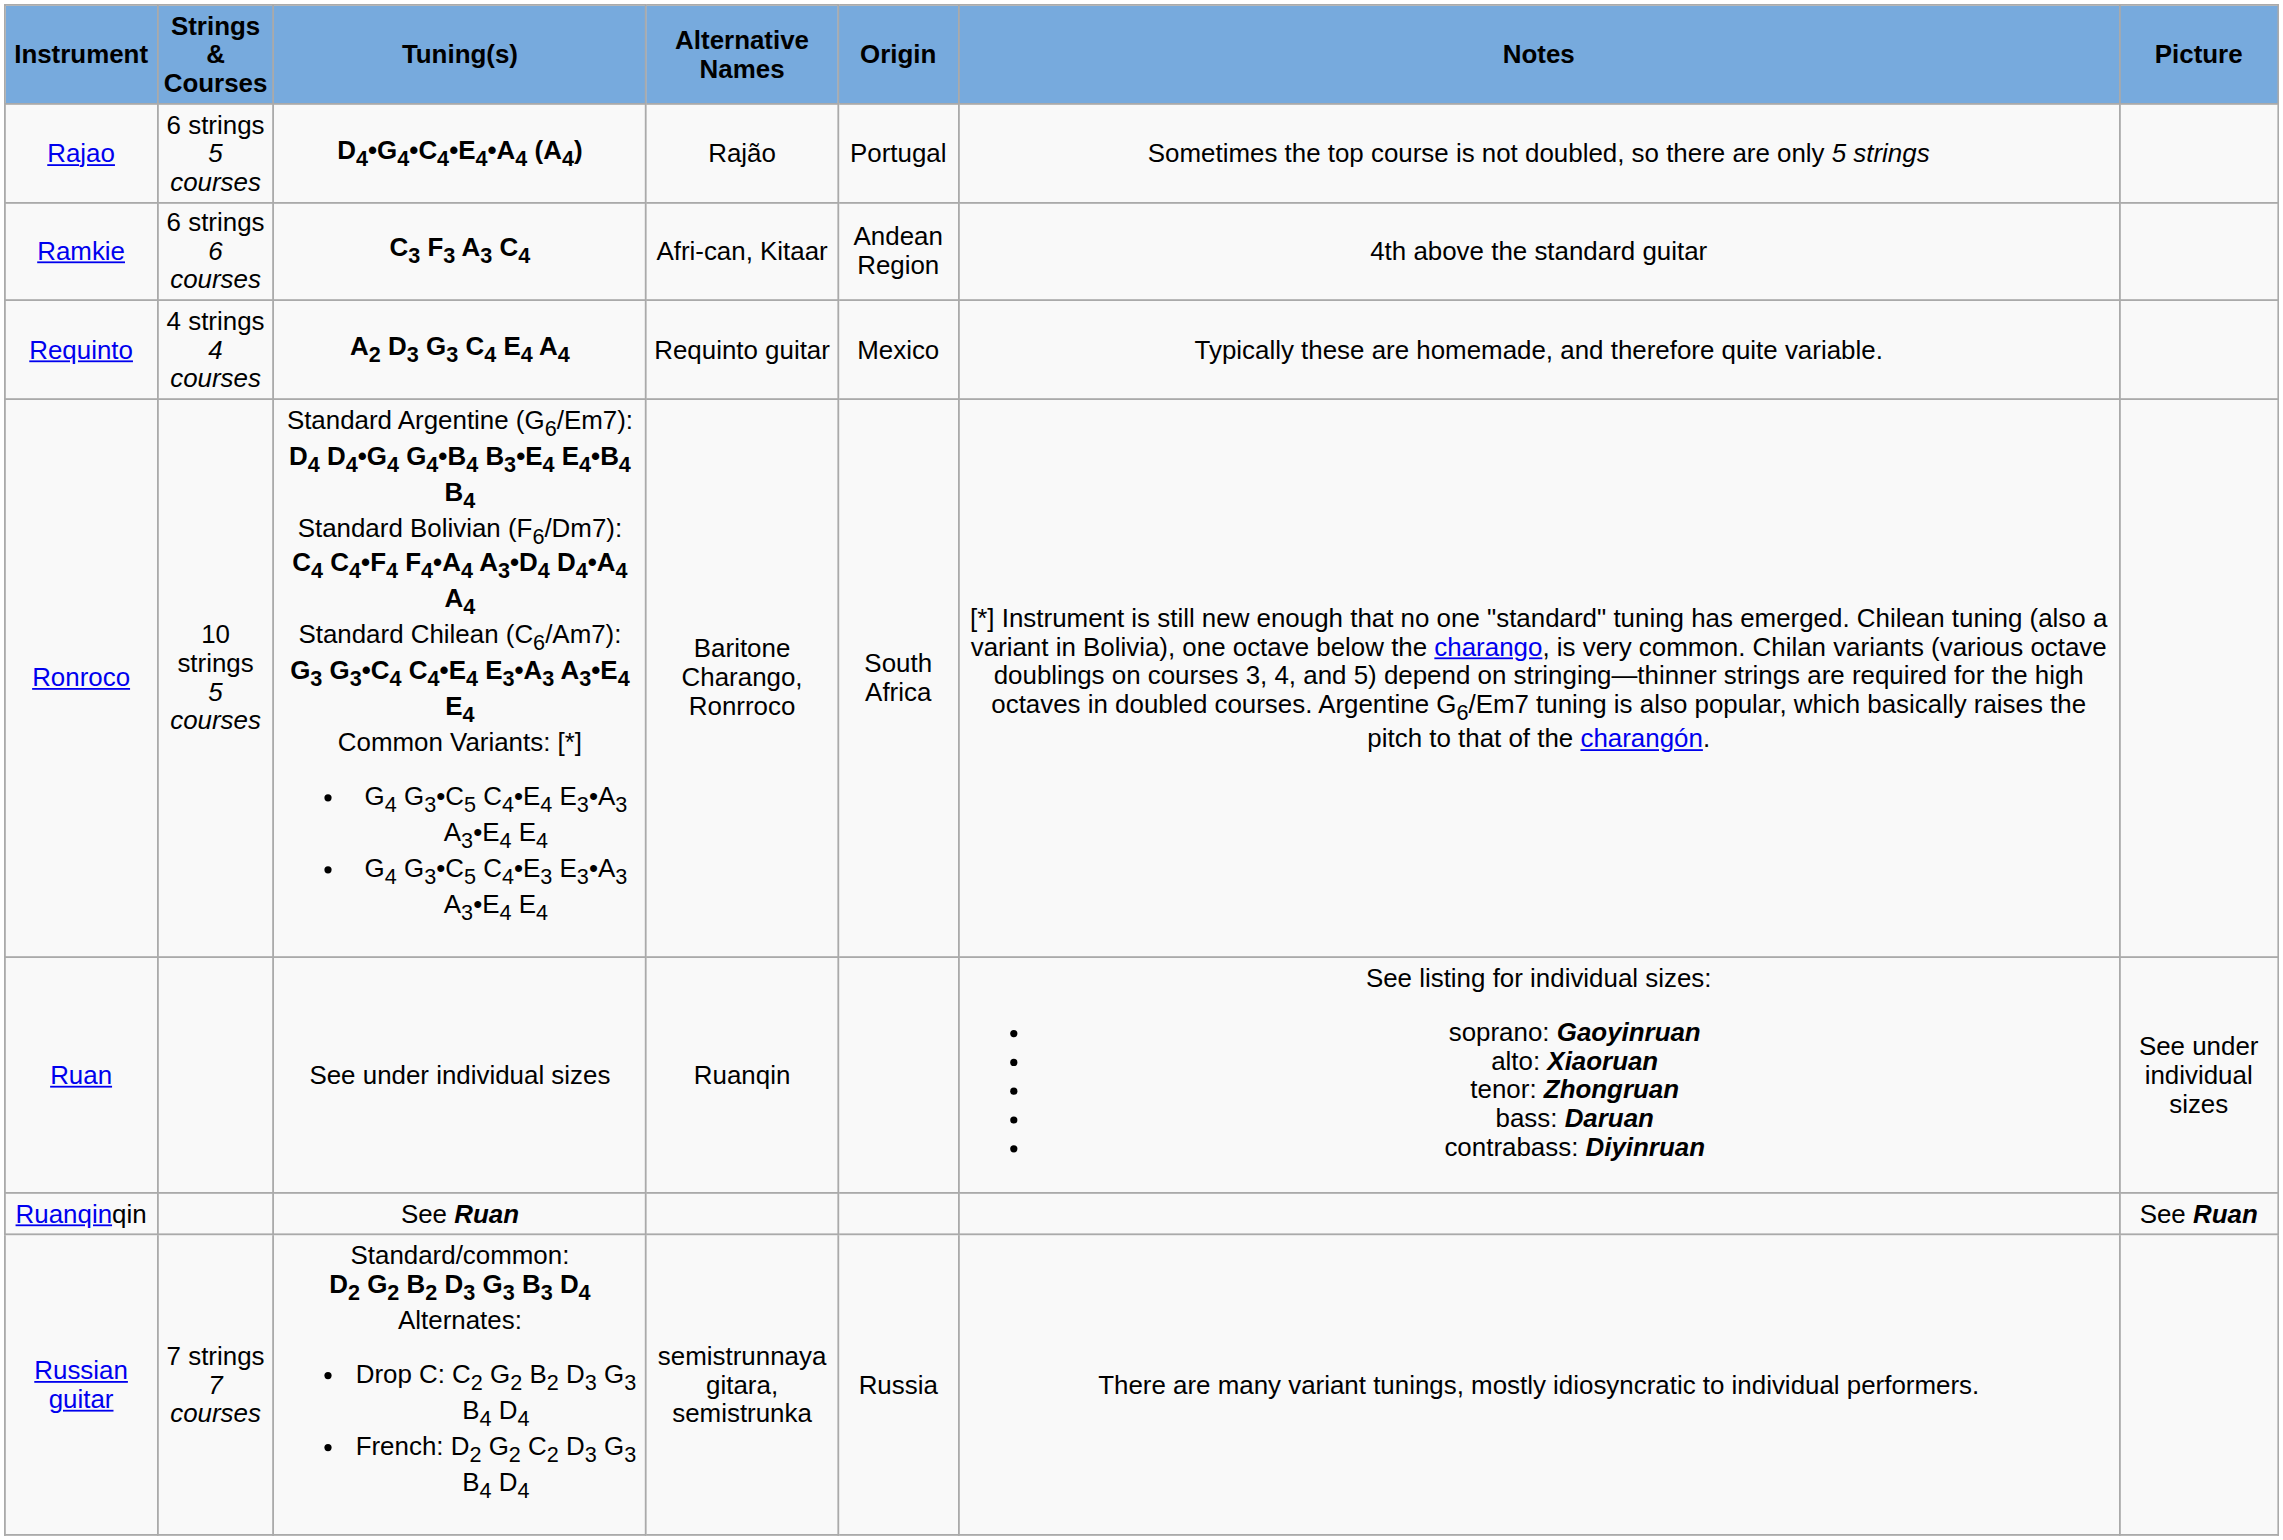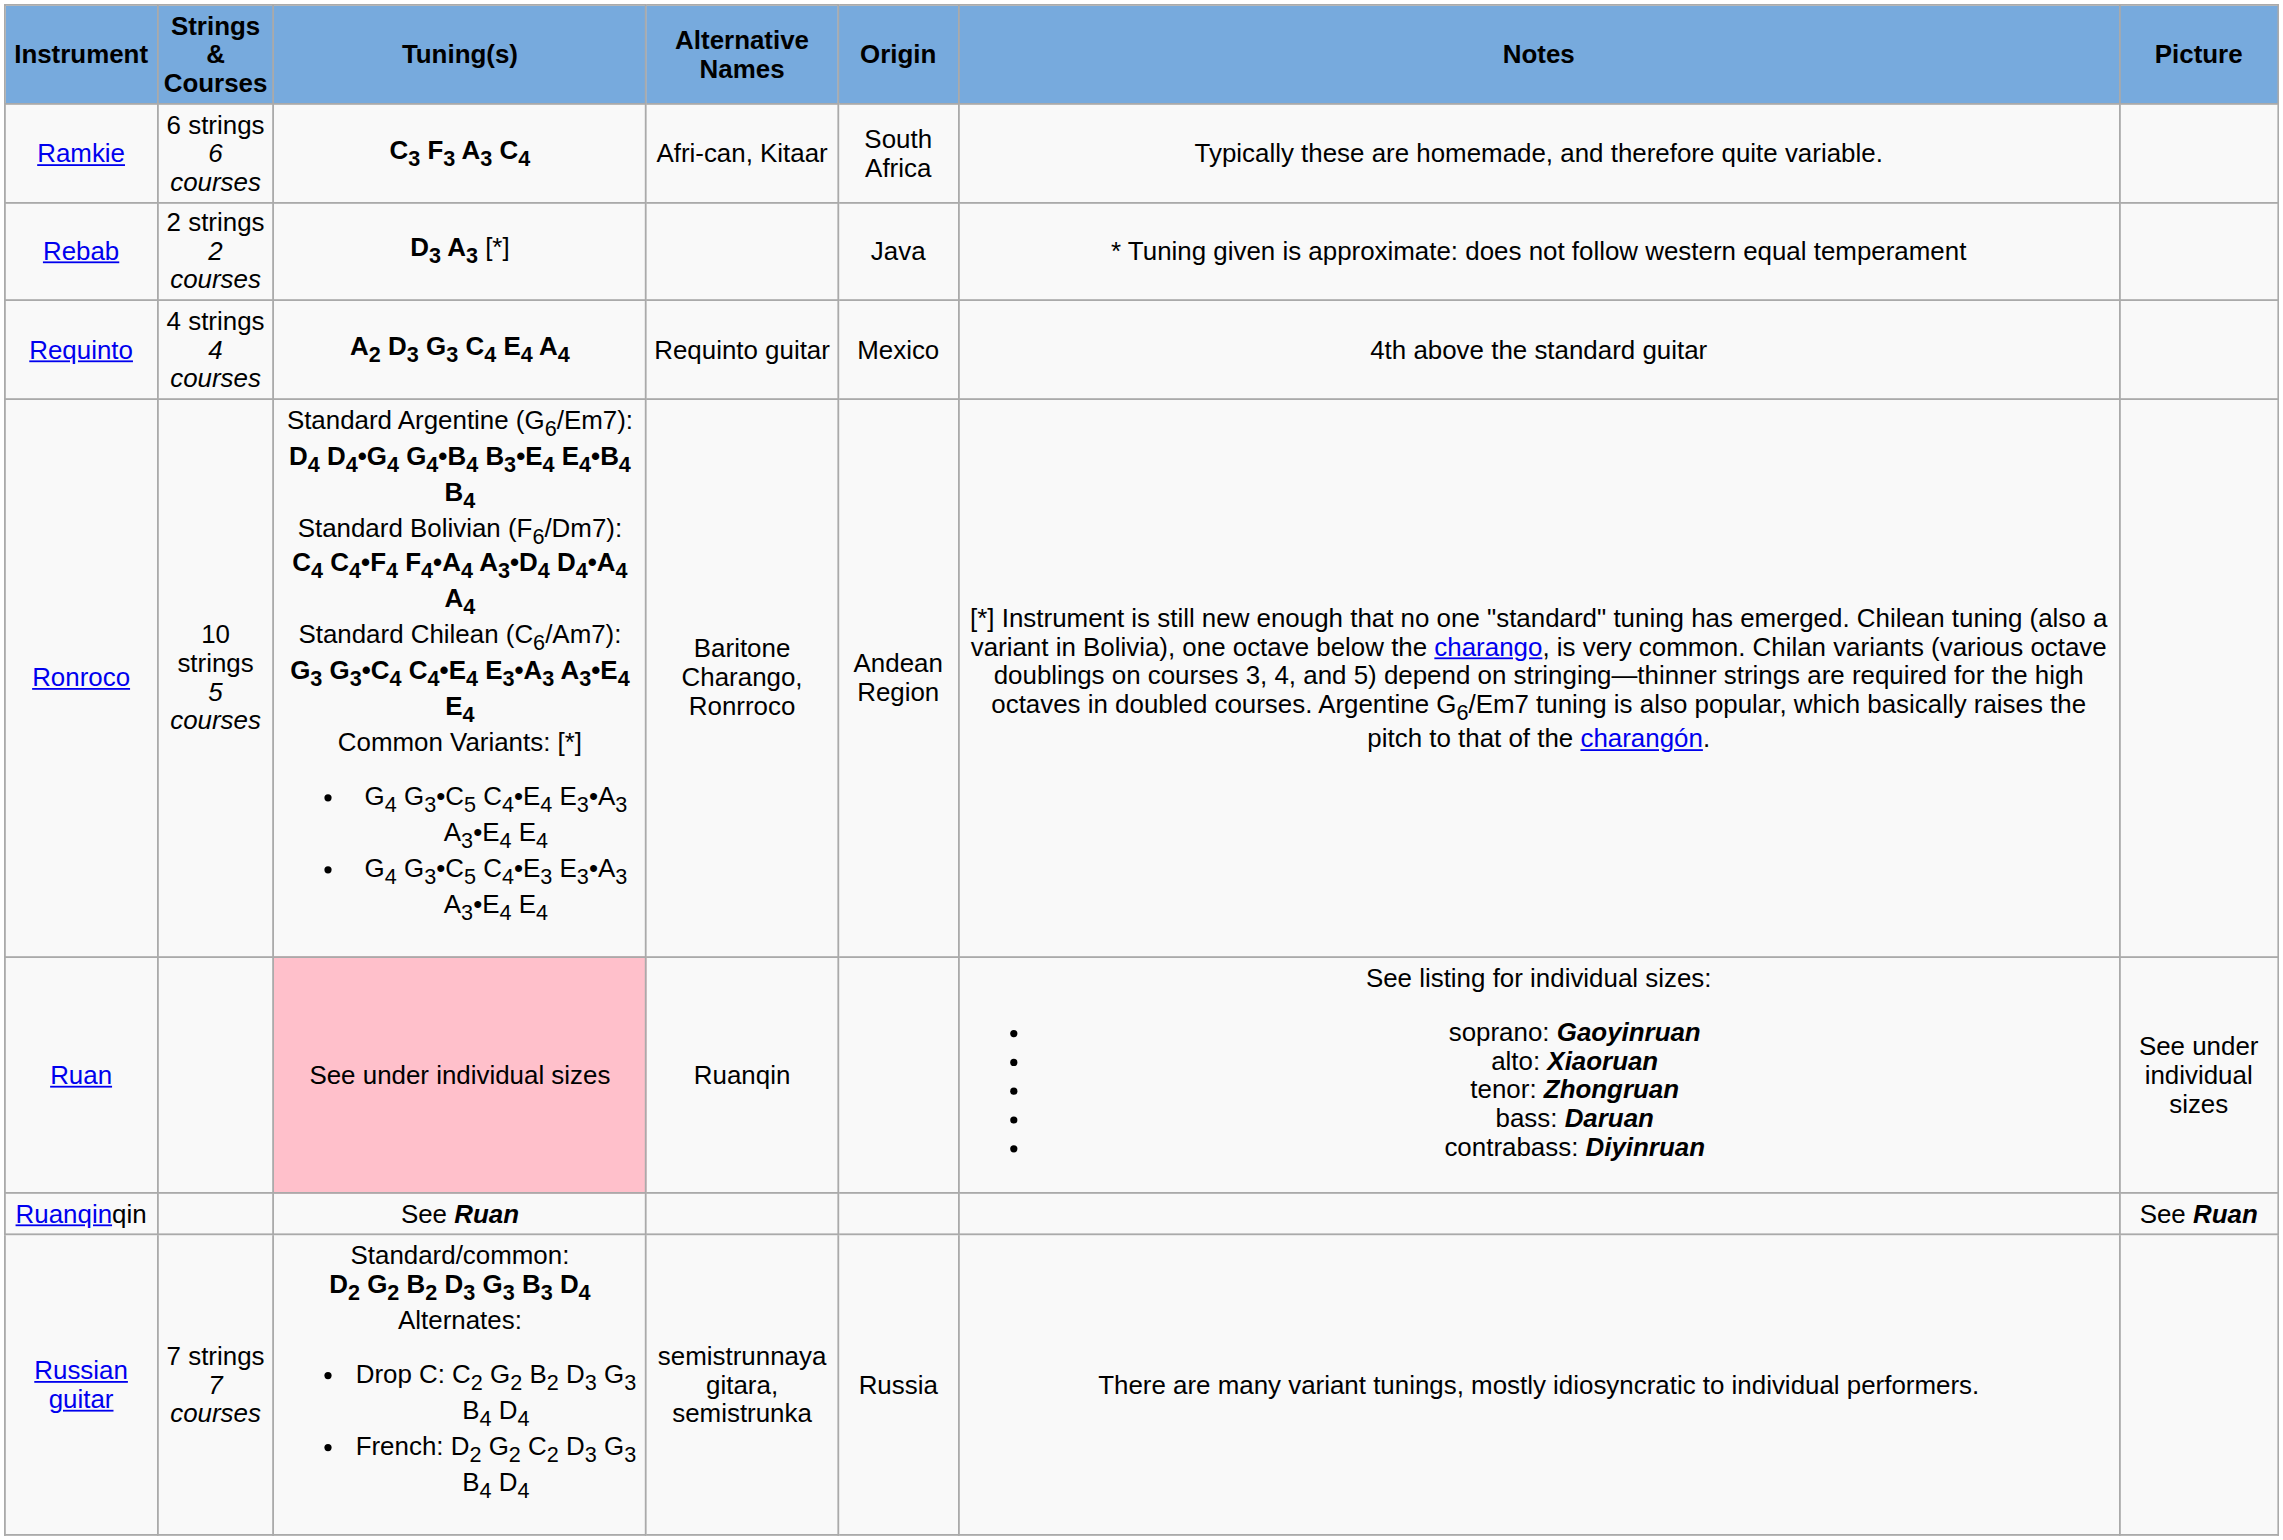- row: (81, 153)
(898, 251) Andean Region -> (898, 153) South Africa
(1539, 251) 4th above the standard guitar -> (1539, 153) Typically these are homemade, and therefore quite variable.
+ row: (81, 251)
(1539, 350) Typically these are homemade, and therefore quite variable. -> (1539, 350) 4th above the standard guitar
(898, 678) South Africa -> (898, 678) Andean Region
(460, 1075) no background -> (460, 1075) pink background
